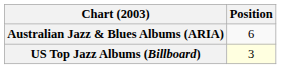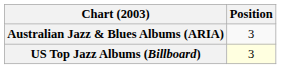(251, 34) 6 -> (251, 34) 3
